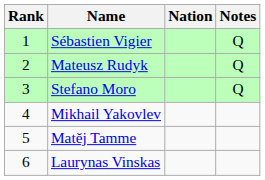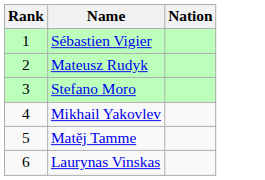- column: (238, 16)
